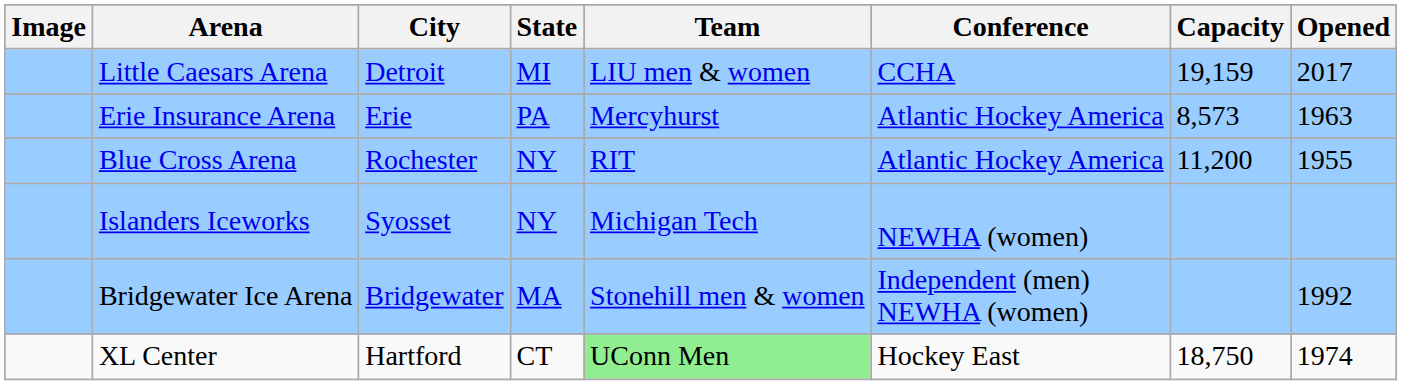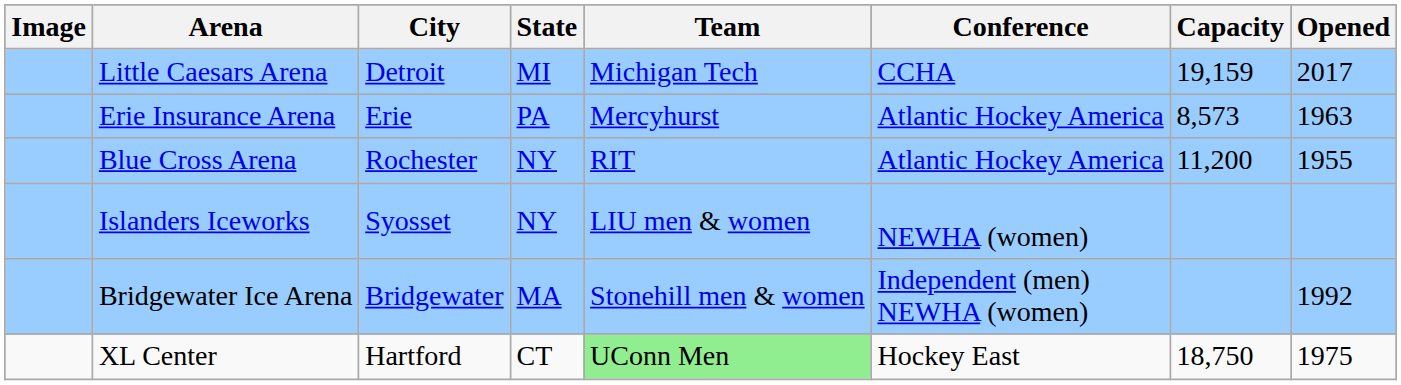(700, 71) LIU men & women -> (674, 71) Michigan Tech
(674, 220) Michigan Tech -> (700, 220) LIU men & women
(1325, 356) 1974 -> (1325, 356) 1975
